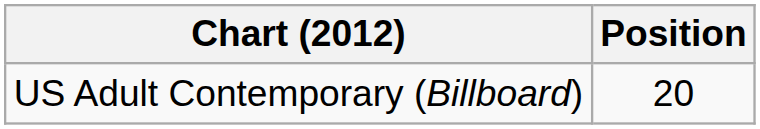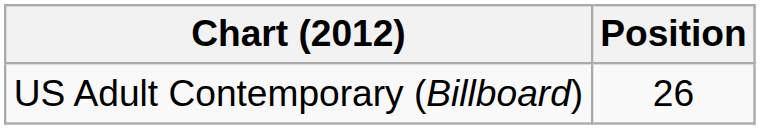(673, 92) 20 -> (673, 92) 26
